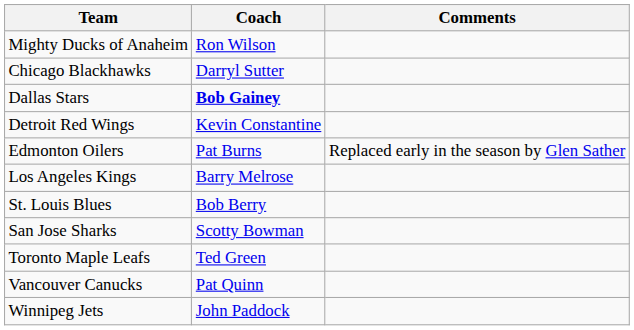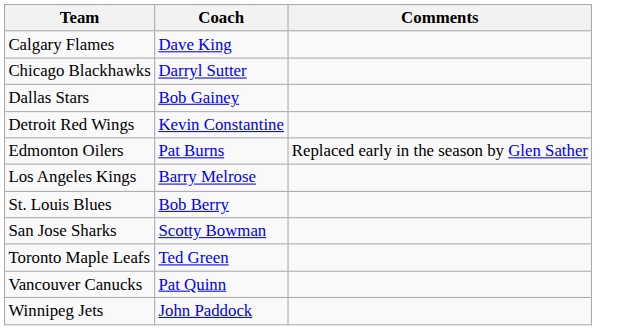- row: (98, 44)
+ row: (61, 44)
(238, 97) bold -> (199, 97) normal
